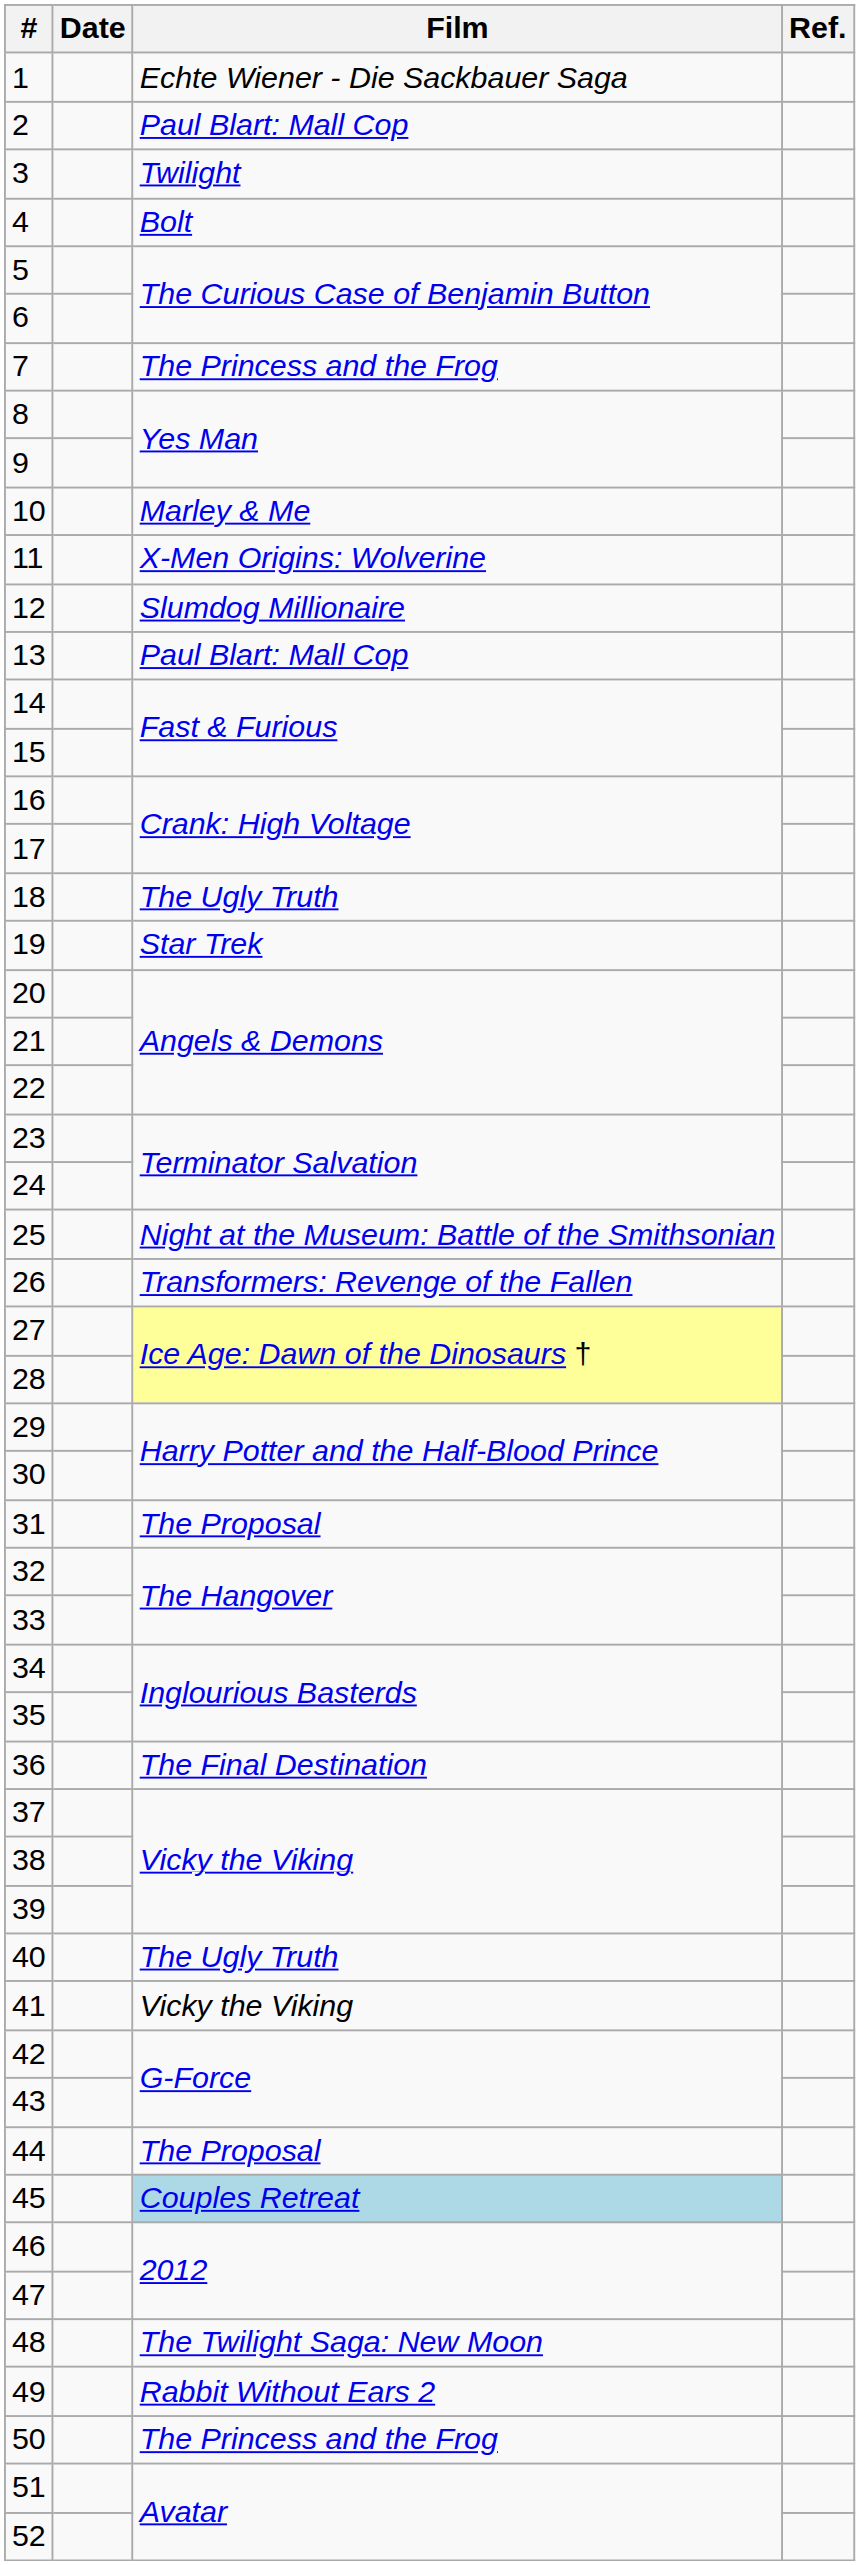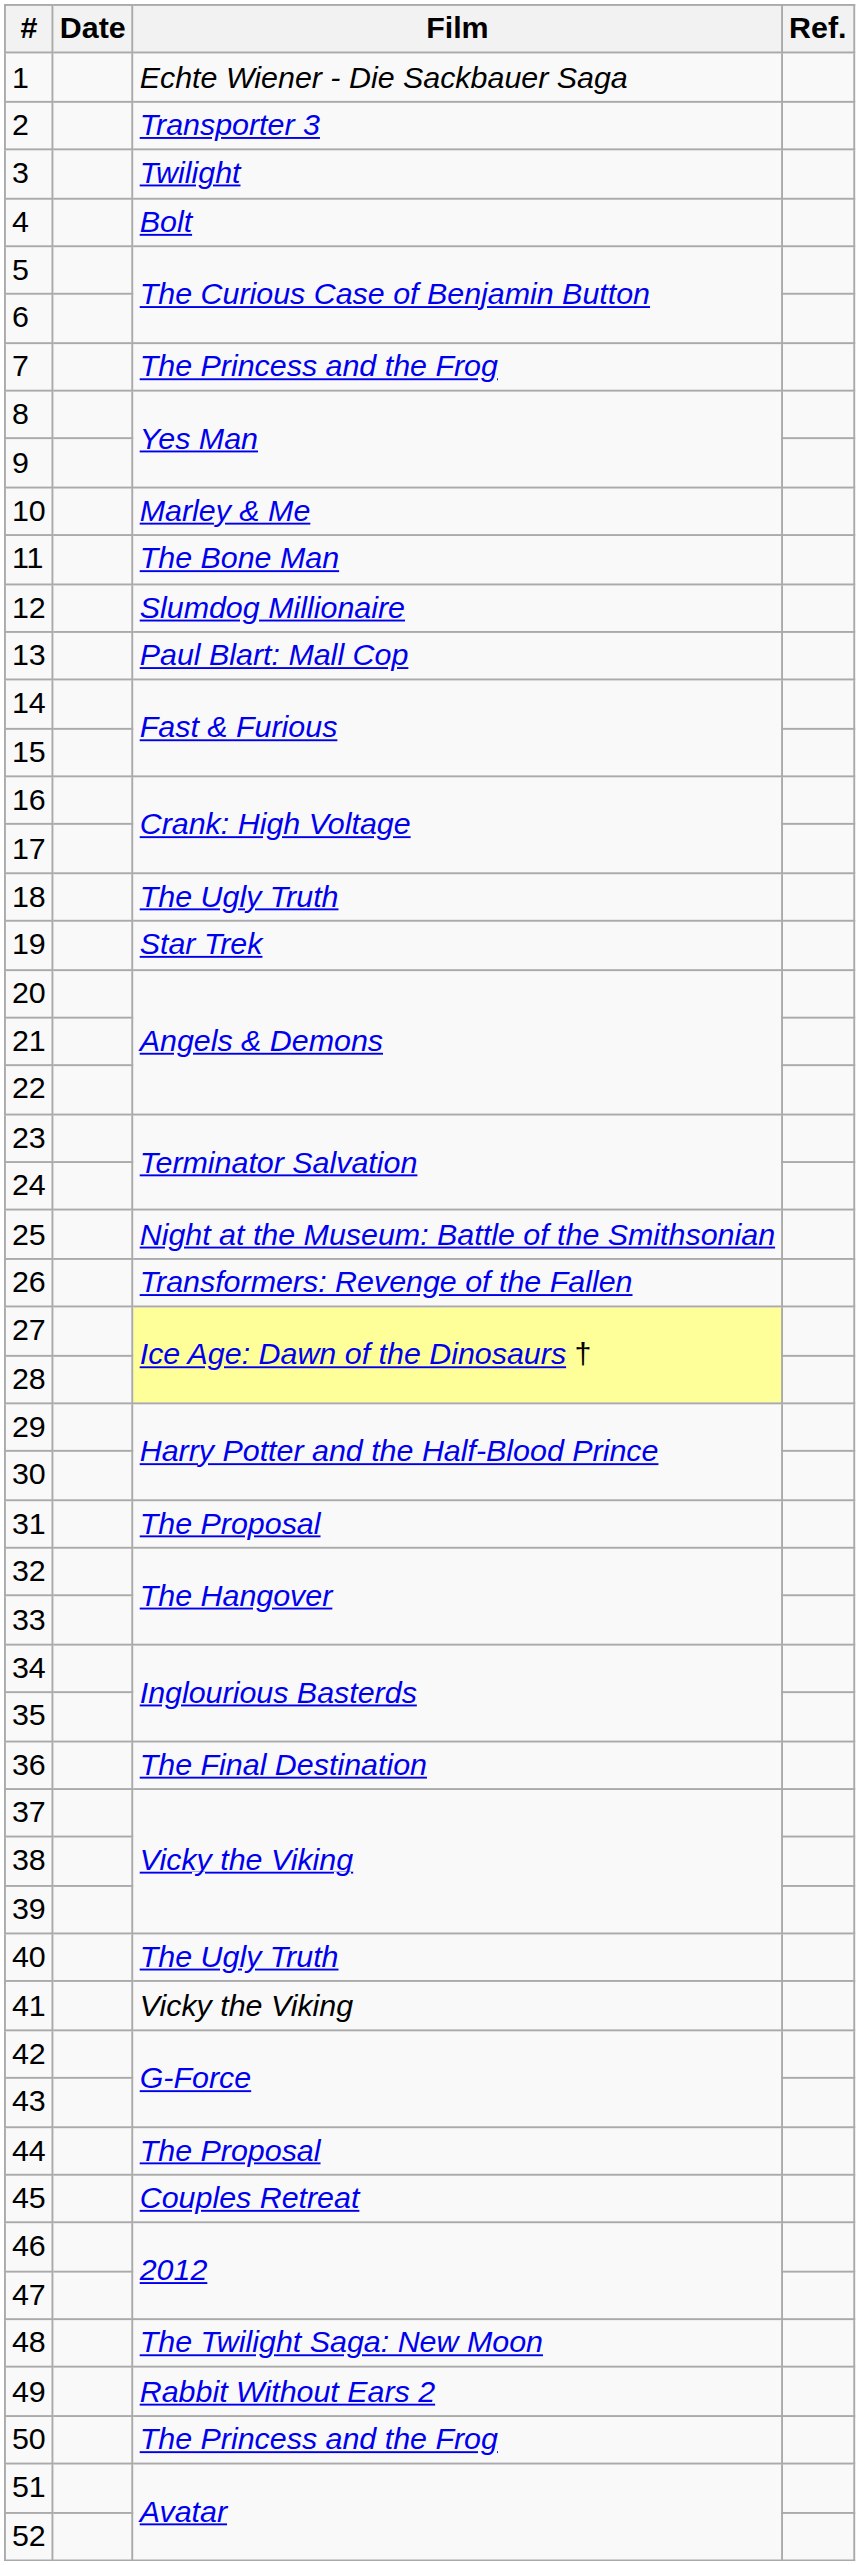(274, 125) Paul Blart: Mall Cop -> (230, 125) Transporter 3
(313, 558) X-Men Origins: Wolverine -> (239, 558) The Bone Man
(250, 2198) lightblue background -> (250, 2198) no background
